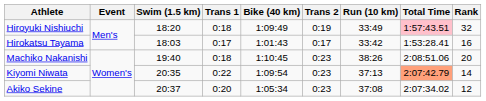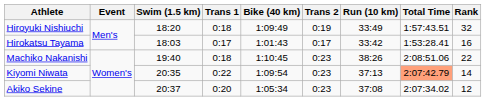(426, 28) pink background -> (426, 28) no background
(466, 58) 20 -> (466, 58) 22
